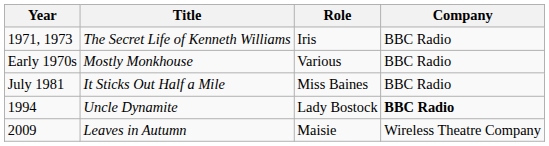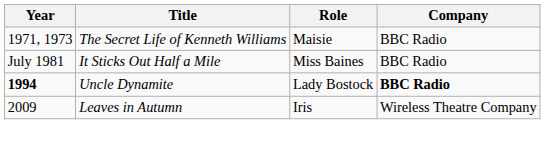(307, 38) Iris -> (312, 38) Maisie
- row: (138, 61)
(22, 107) normal -> (22, 84) bold
(317, 130) Maisie -> (302, 107) Iris
